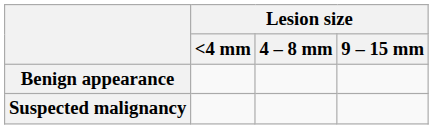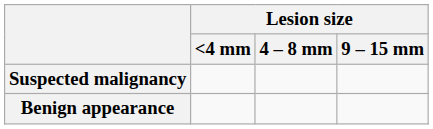rows swapped: (98, 78) <-> (98, 108)
